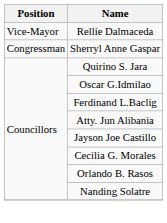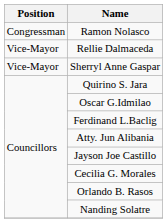+ row: (115, 31)
(36, 49) Congressman -> (33, 67) Vice-Mayor
